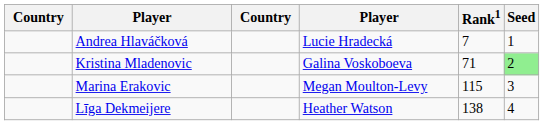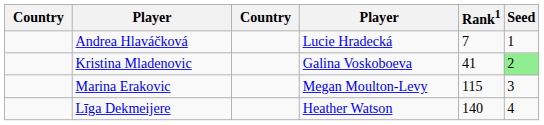(469, 64) 71 -> (469, 64) 41
(473, 108) 138 -> (473, 108) 140
